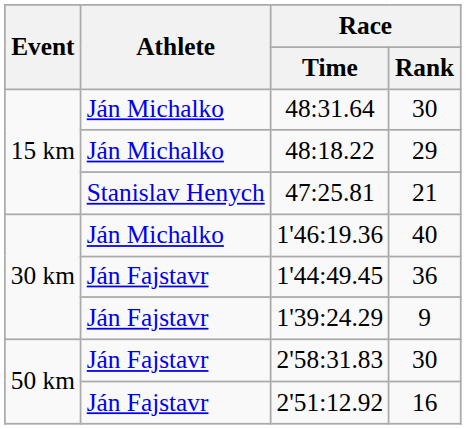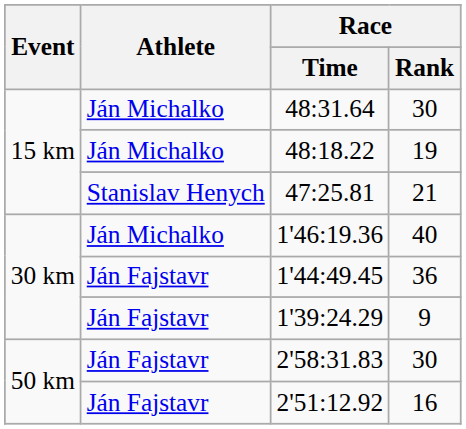(425, 151) 29 -> (425, 151) 19
